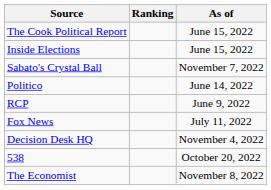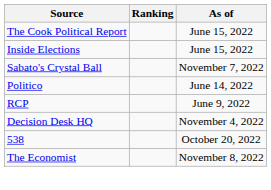- row: (30, 121)
